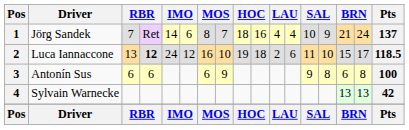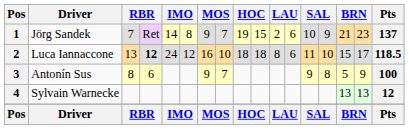(189, 34) 6 -> (189, 34) 8
(207, 34) 8 -> (207, 34) 9
(242, 34) 18 -> (242, 34) 19
(260, 34) 16 -> (260, 34) 15
(277, 34) 4 -> (277, 34) 2
(293, 34) 4 -> (293, 34) 6
(363, 34) 24 -> (363, 34) 23
(242, 54) 19 -> (242, 54) 18
(277, 54) 2 -> (277, 54) 8
(131, 73) 6 -> (131, 73) 8
(207, 73) 6 -> (207, 73) 9
(225, 73) 9 -> (225, 73) 7
(345, 73) 6 -> (345, 73) 5
(363, 73) 8 -> (363, 73) 9
(388, 93) 42 -> (388, 93) 12
